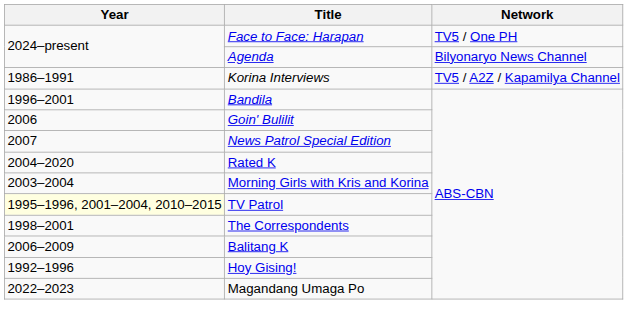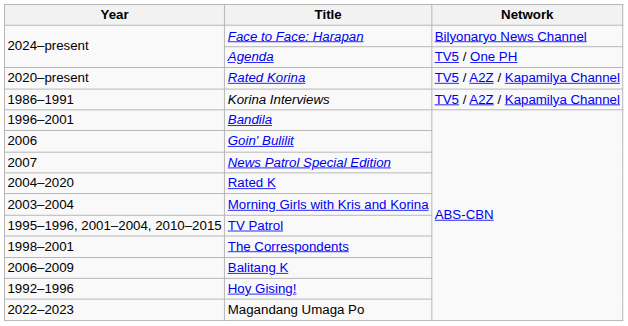(476, 36) TV5 / One PH -> (511, 36) Bilyonaryo News Channel
(511, 57) Bilyonaryo News Channel -> (476, 57) TV5 / One PH
+ row: (267, 78)
(115, 204) lightyellow background -> (115, 225) no background
